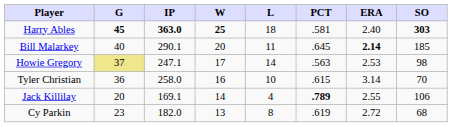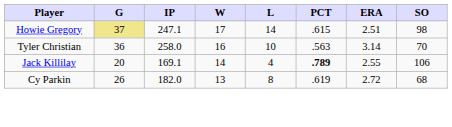- row: (49, 29)
- row: (49, 46)
(321, 63) .563 -> (321, 29) .615
(371, 63) 2.53 -> (371, 29) 2.51
(321, 79) .615 -> (321, 46) .563
(119, 113) 23 -> (119, 79) 26
